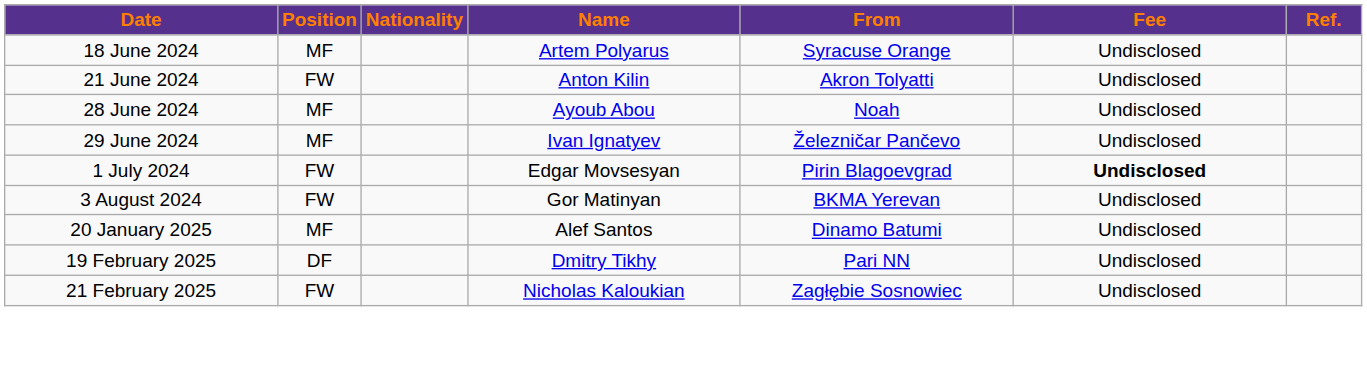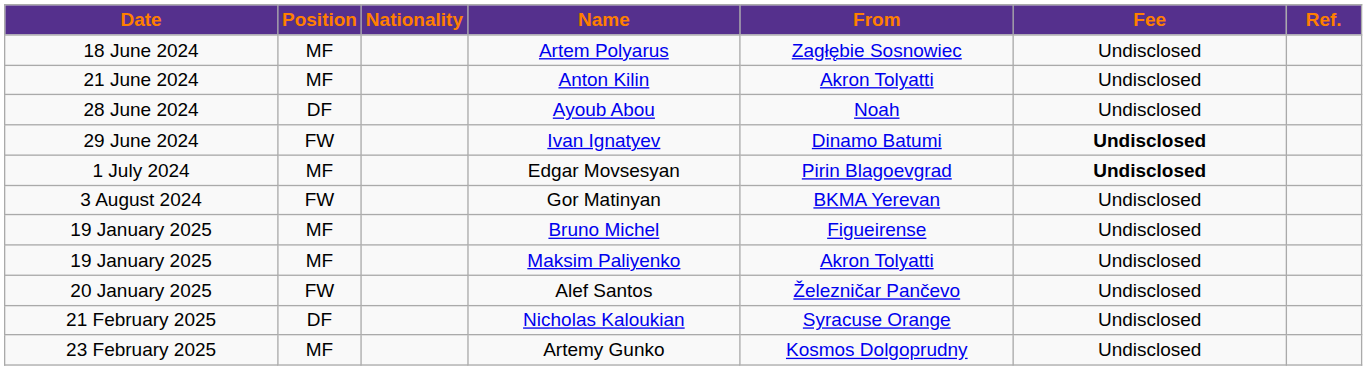(877, 50) Syracuse Orange -> (877, 50) Zagłębie Sosnowiec
(319, 80) FW -> (319, 80) MF
(319, 110) MF -> (319, 110) DF
(319, 140) MF -> (319, 140) FW
(877, 140) Železničar Pančevo -> (877, 140) Dinamo Batumi
(1150, 140) normal -> (1150, 140) bold
(319, 170) FW -> (319, 170) MF
+ row: (604, 230)
+ row: (604, 260)
(319, 230) MF -> (319, 290) FW
(877, 230) Dinamo Batumi -> (877, 290) Železničar Pančevo
- row: (604, 260)
(319, 290) FW -> (319, 320) DF
(877, 290) Zagłębie Sosnowiec -> (877, 320) Syracuse Orange
+ row: (604, 350)
